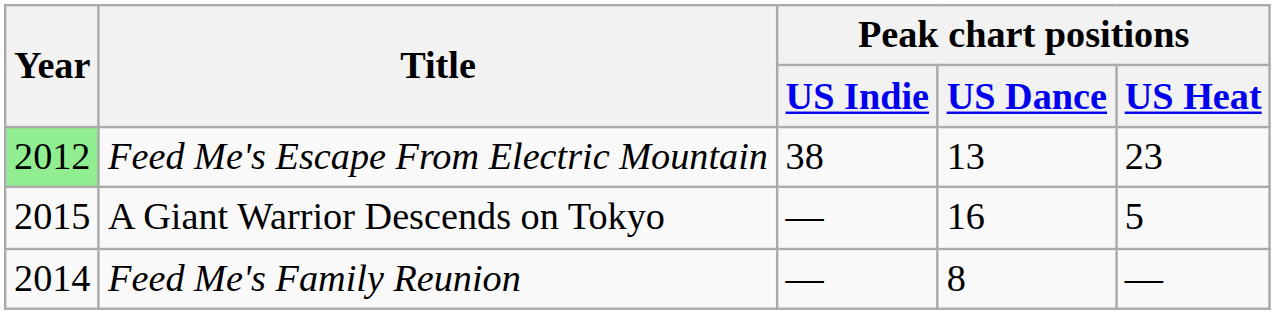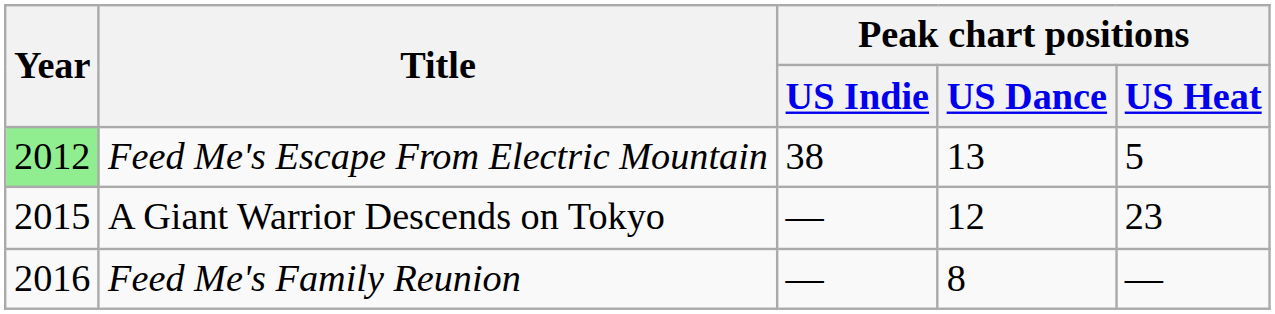(1144, 156) 23 -> (1134, 156) 5
(966, 216) 16 -> (966, 216) 12
(1134, 216) 5 -> (1144, 216) 23
(52, 277) 2014 -> (52, 277) 2016
